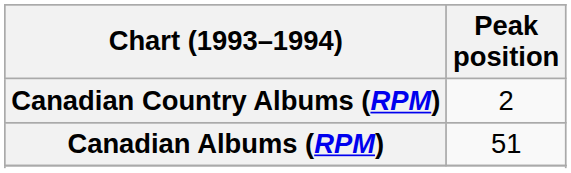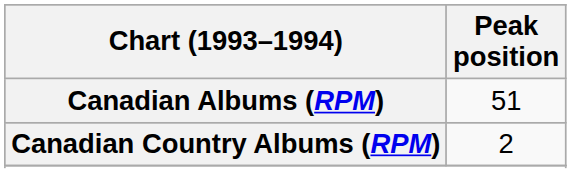rows swapped: (226, 143) <-> (226, 100)
